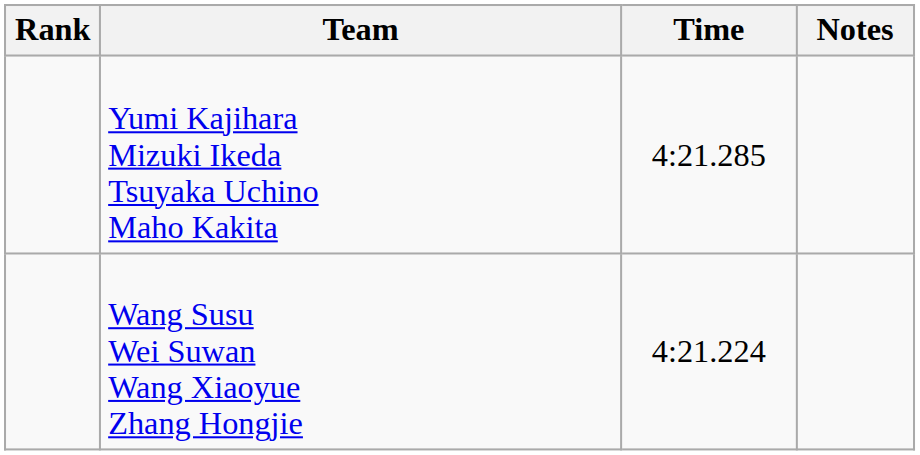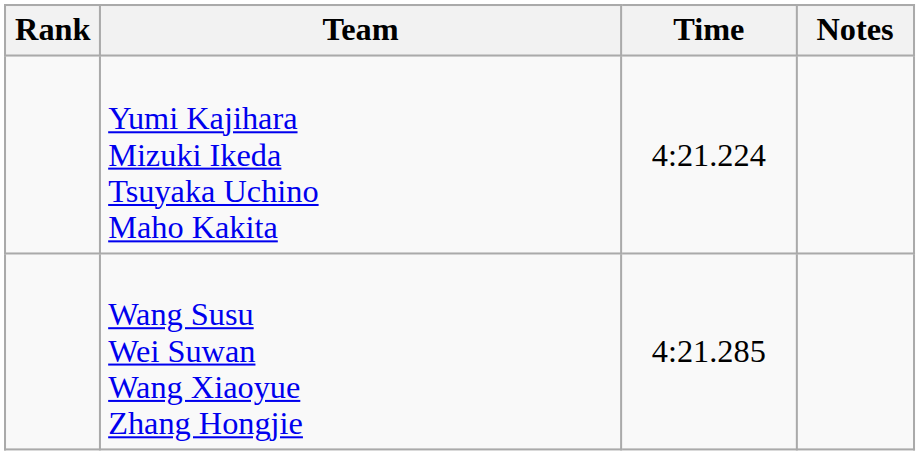(709, 154) 4:21.285 -> (709, 154) 4:21.224
(709, 350) 4:21.224 -> (709, 350) 4:21.285
